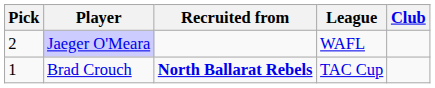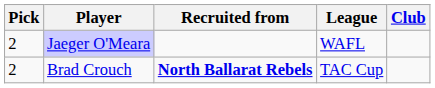(12, 69) 1 -> (12, 69) 2
